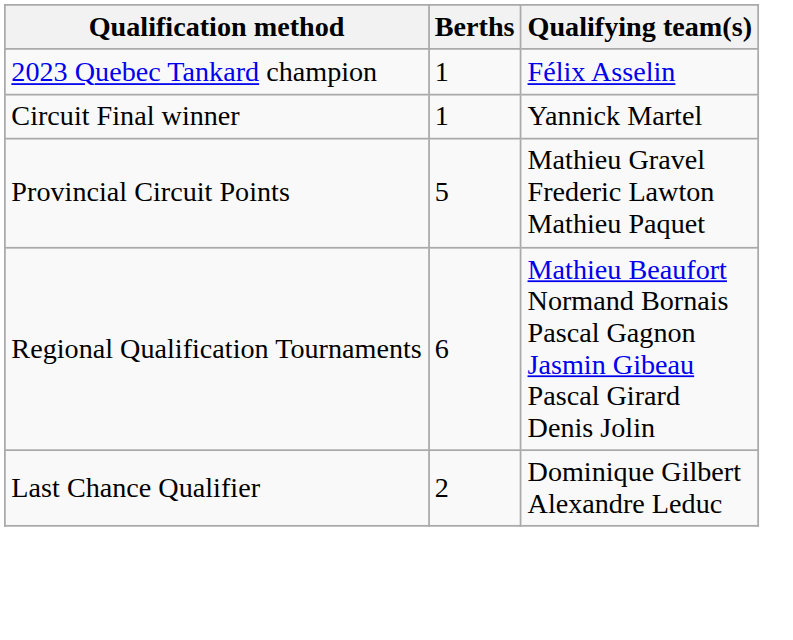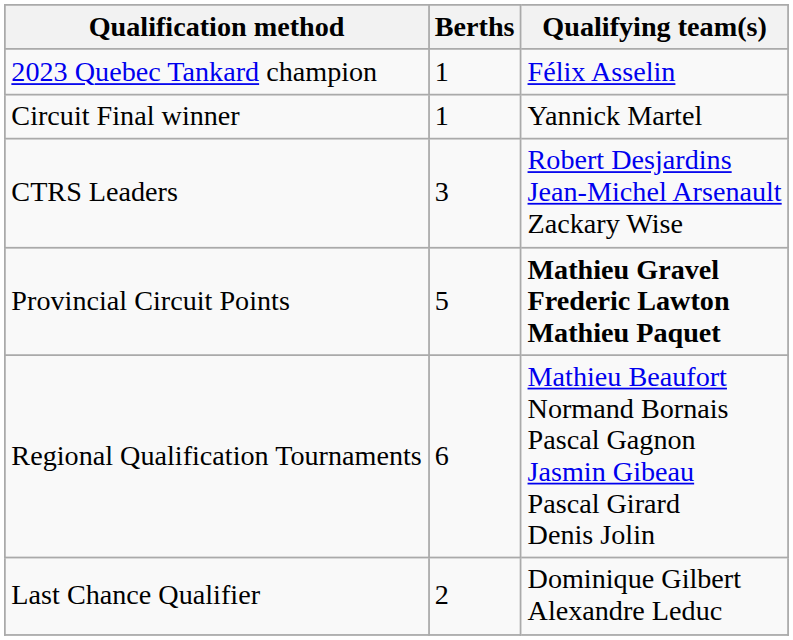+ row: (95, 192)
(621, 192) normal -> (629, 300) bold
